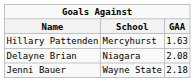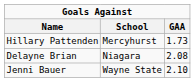(177, 41) 1.63 -> (177, 41) 1.73
(177, 70) 2.18 -> (177, 70) 2.10
